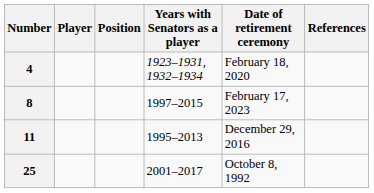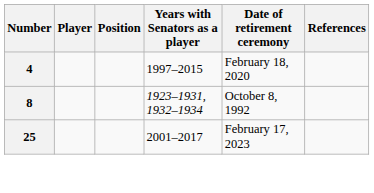(176, 69) 1923–1931, 1932–1934 -> (175, 69) 1997–2015
(175, 103) 1997–2015 -> (176, 103) 1923–1931, 1932–1934
(257, 103) February 17, 2023 -> (251, 103) October 8, 1992
- row: (29, 136)
(251, 170) October 8, 1992 -> (257, 136) February 17, 2023
